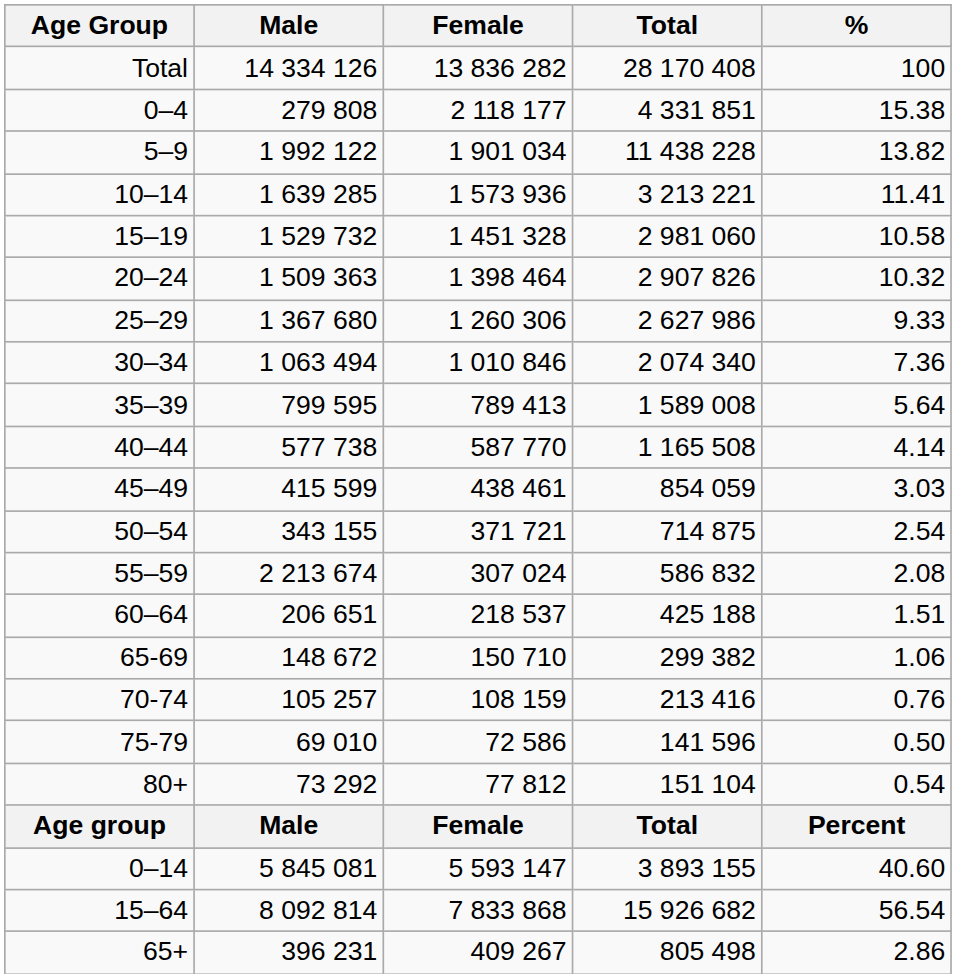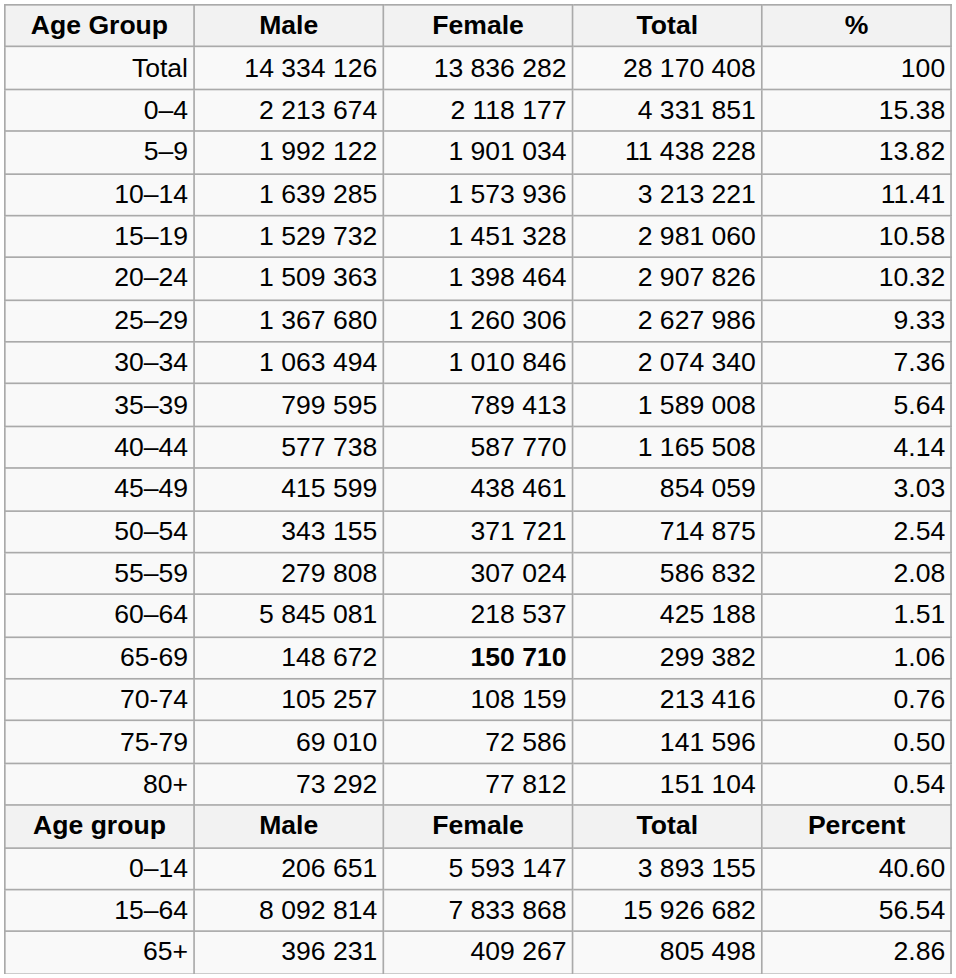(329, 109) 279 808 -> (318, 109) 2 213 674
(318, 573) 2 213 674 -> (329, 573) 279 808
(329, 615) 206 651 -> (318, 615) 5 845 081
(519, 657) normal -> (519, 657) bold
(318, 868) 5 845 081 -> (329, 868) 206 651
